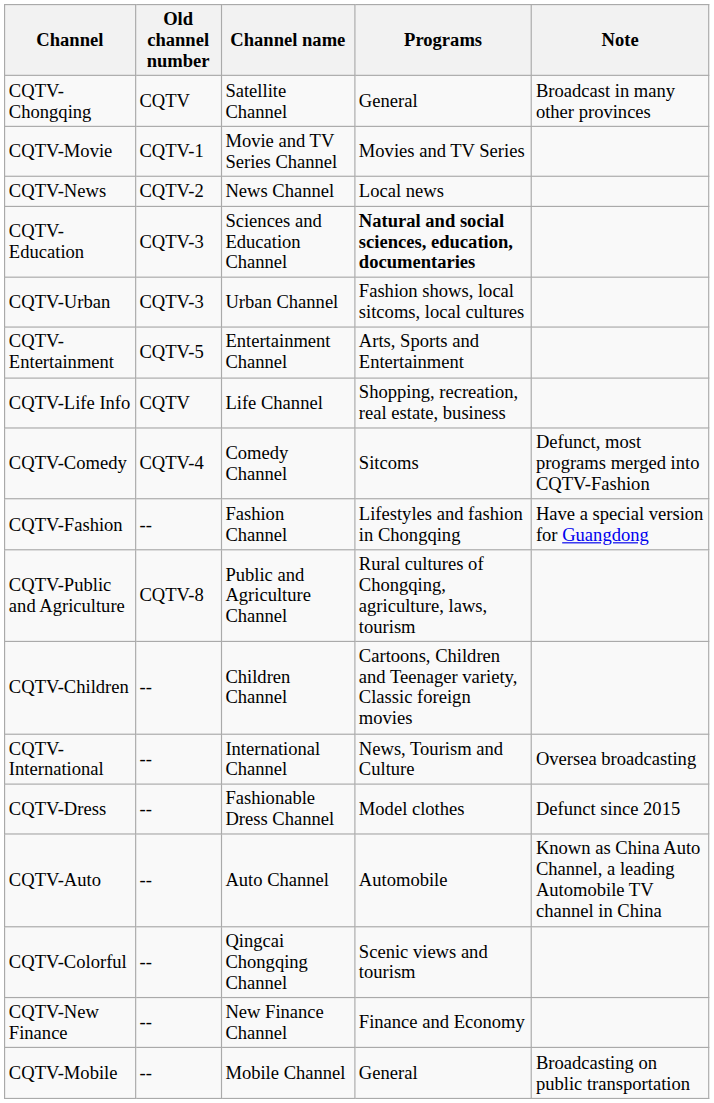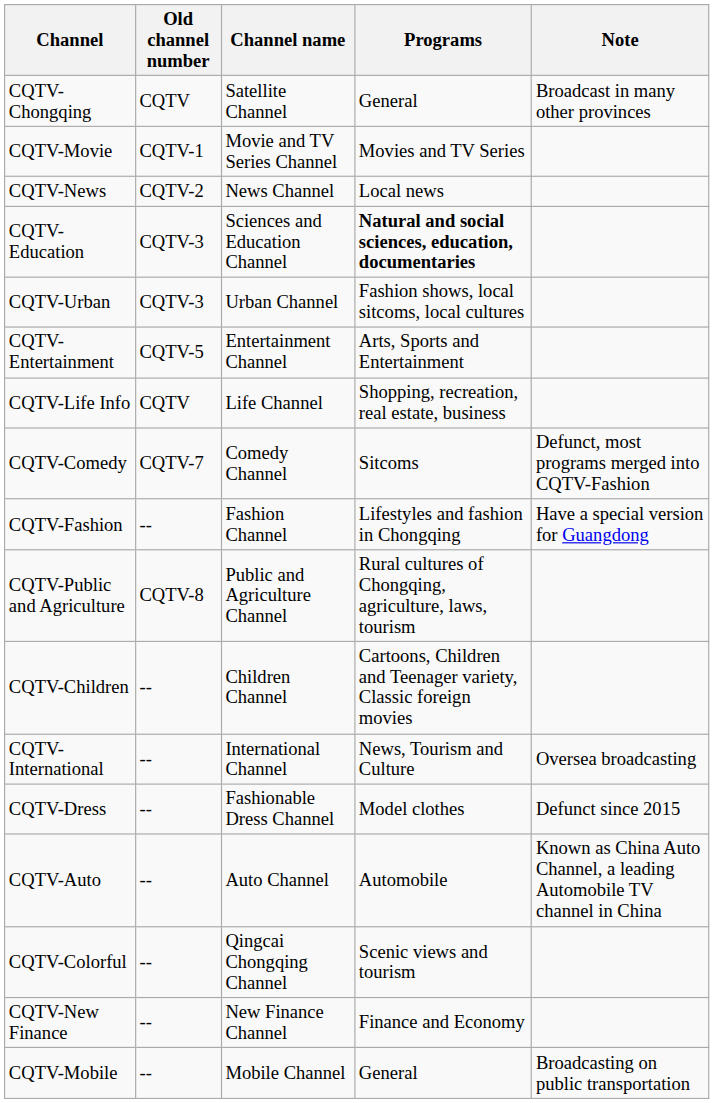(172, 463) CQTV-4 -> (172, 463) CQTV-7
